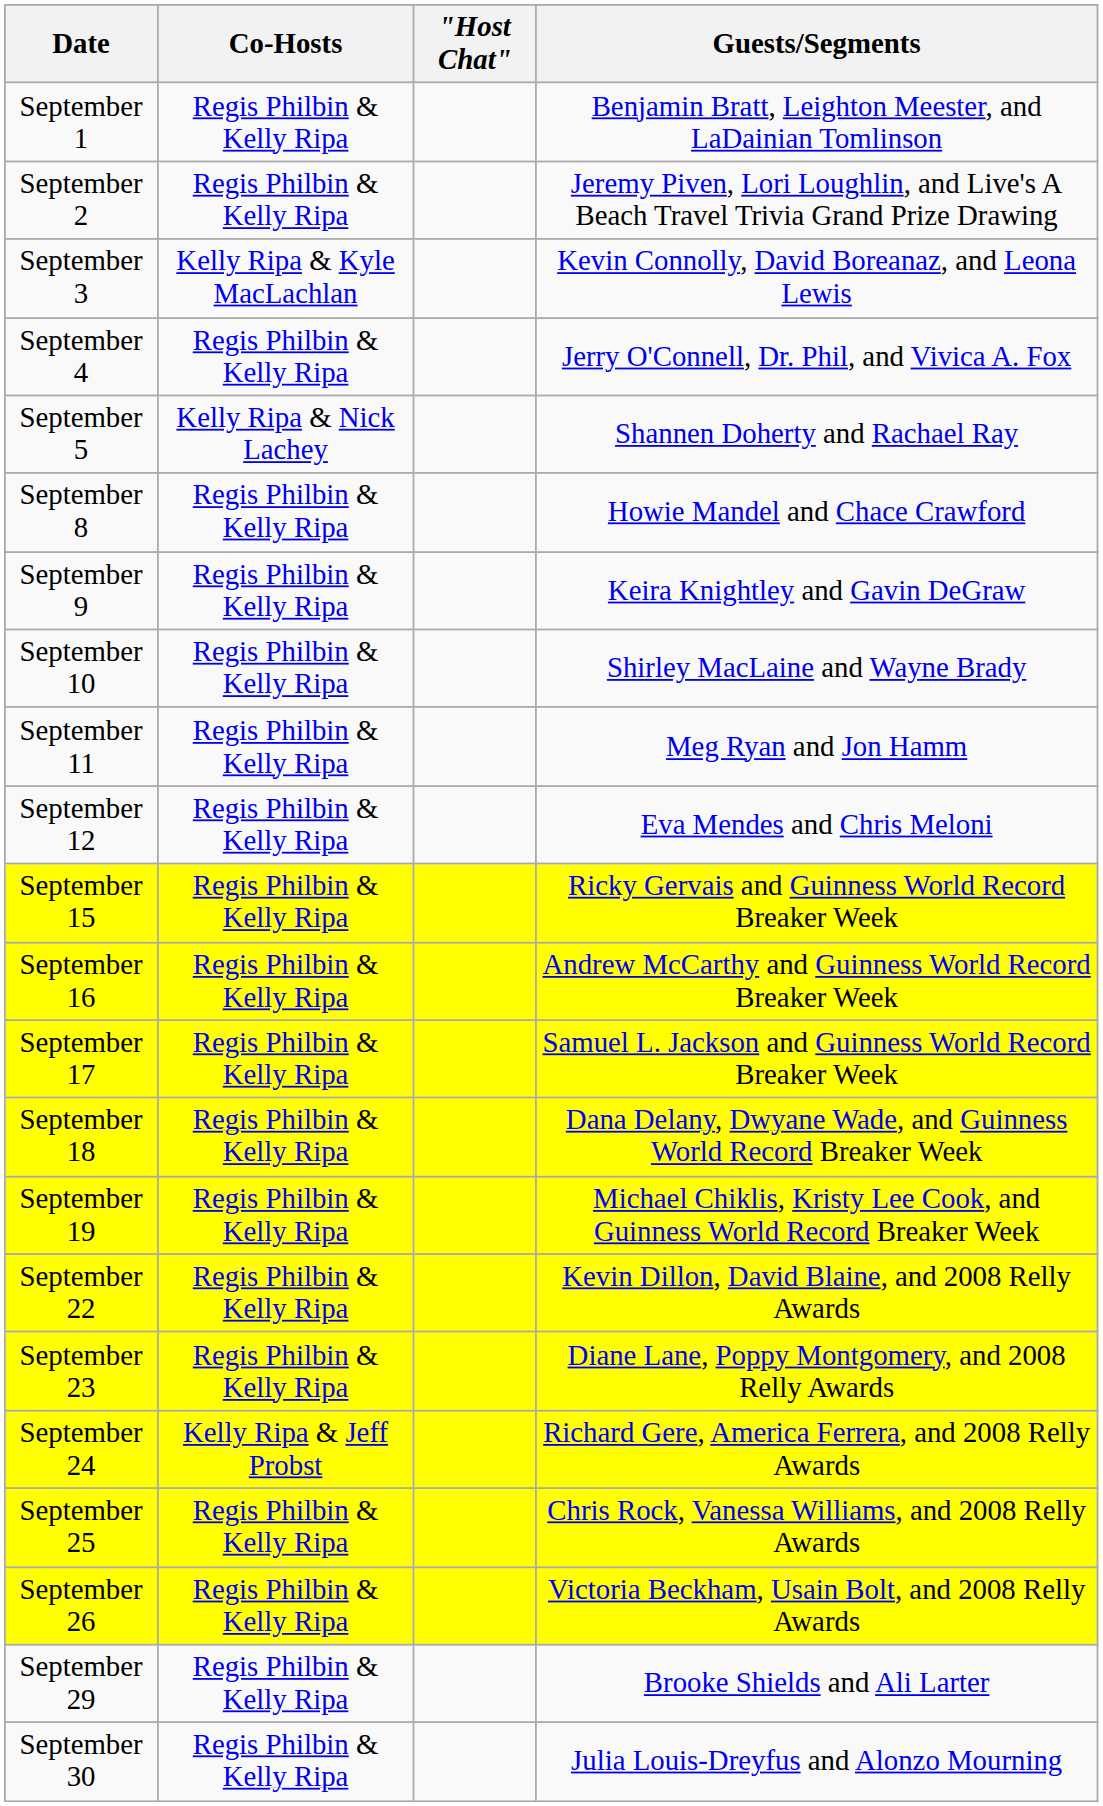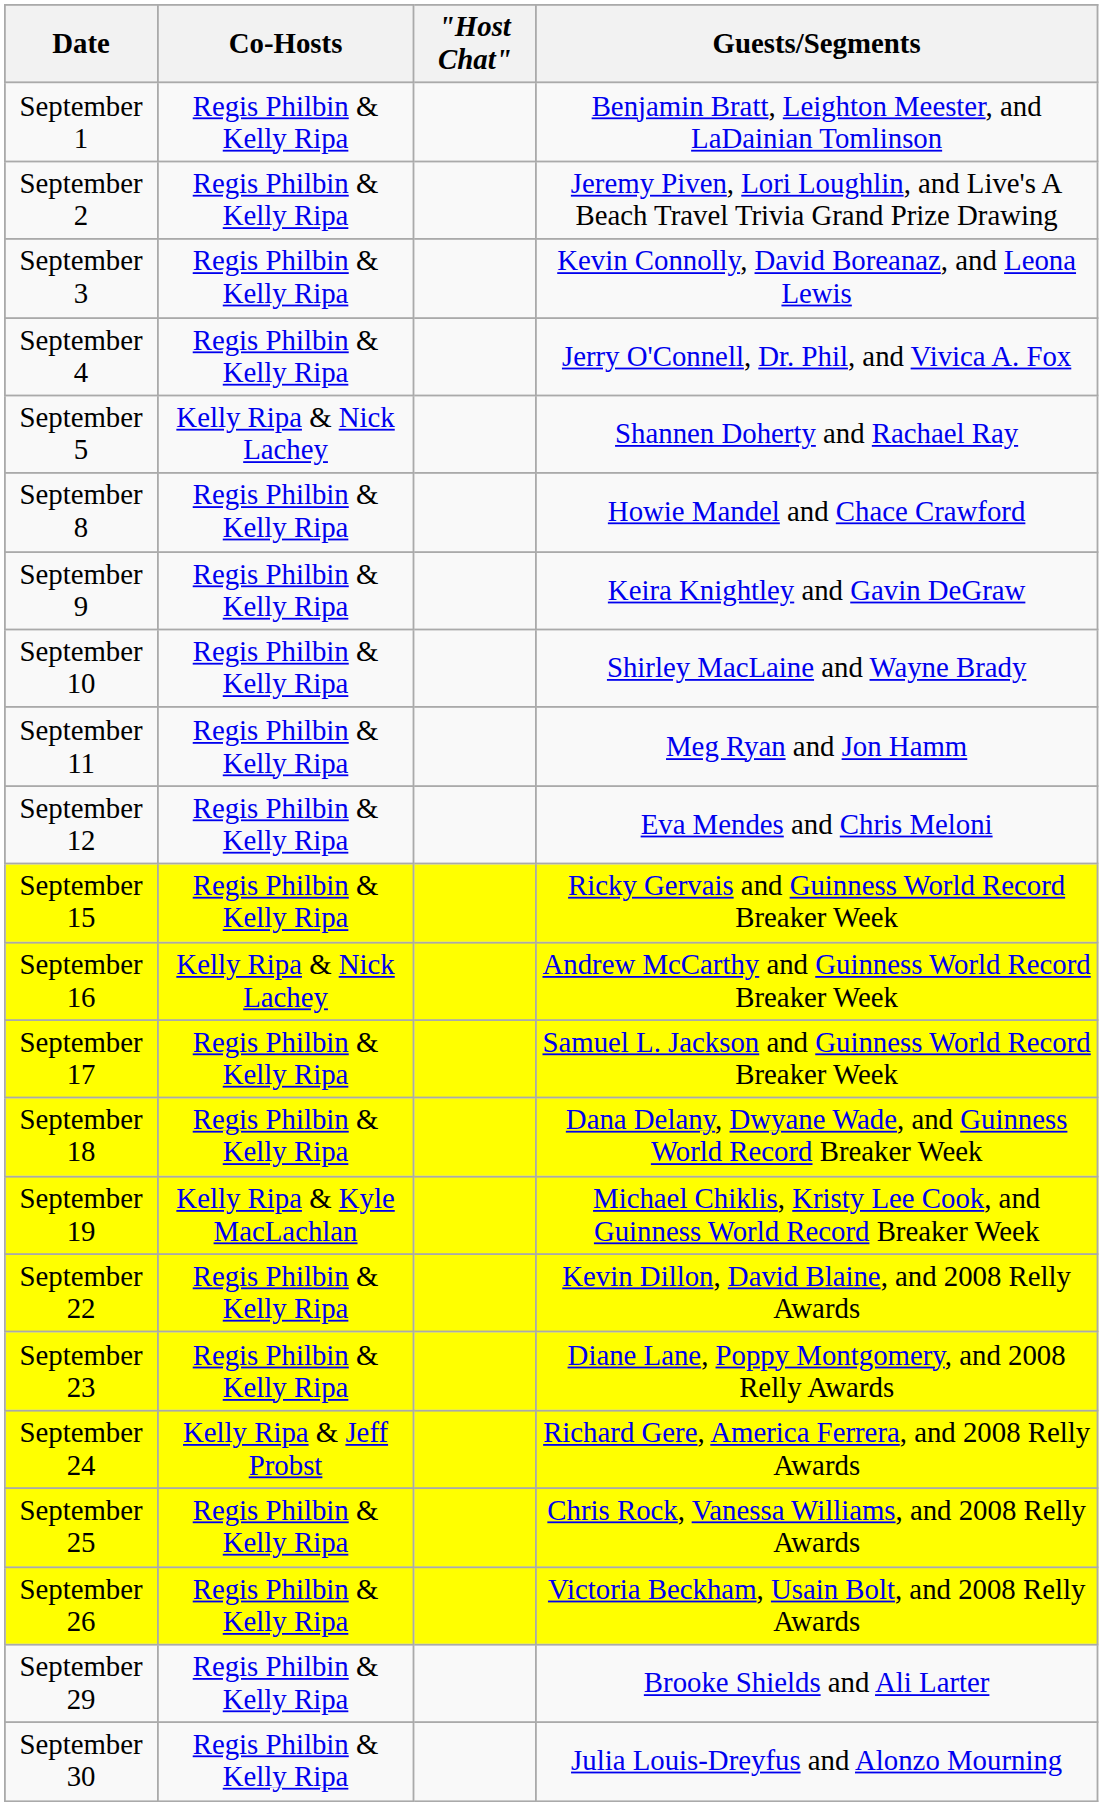(286, 277) Kelly Ripa & Kyle MacLachlan -> (286, 277) Regis Philbin & Kelly Ripa
(286, 980) Regis Philbin & Kelly Ripa -> (286, 980) Kelly Ripa & Nick Lachey
(286, 1214) Regis Philbin & Kelly Ripa -> (286, 1214) Kelly Ripa & Kyle MacLachlan
